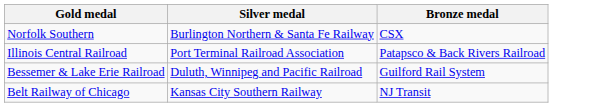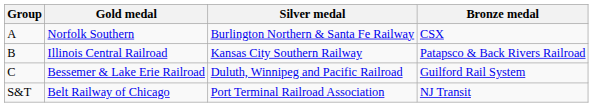+ column: (25, 14)
(257, 53) Port Terminal Railroad Association -> (286, 53) Kansas City Southern Railway
(246, 92) Kansas City Southern Railway -> (298, 92) Port Terminal Railroad Association
